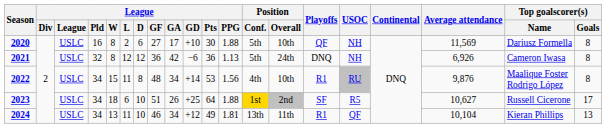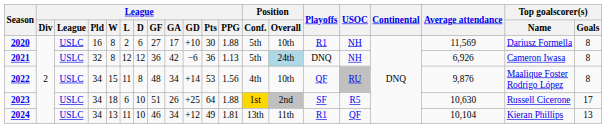(321, 43) QF -> (321, 43) R1
(286, 58) no background -> (286, 58) lightblue background
(321, 79) R1 -> (321, 79) QF
(463, 100) 10,627 -> (463, 100) 10,630
